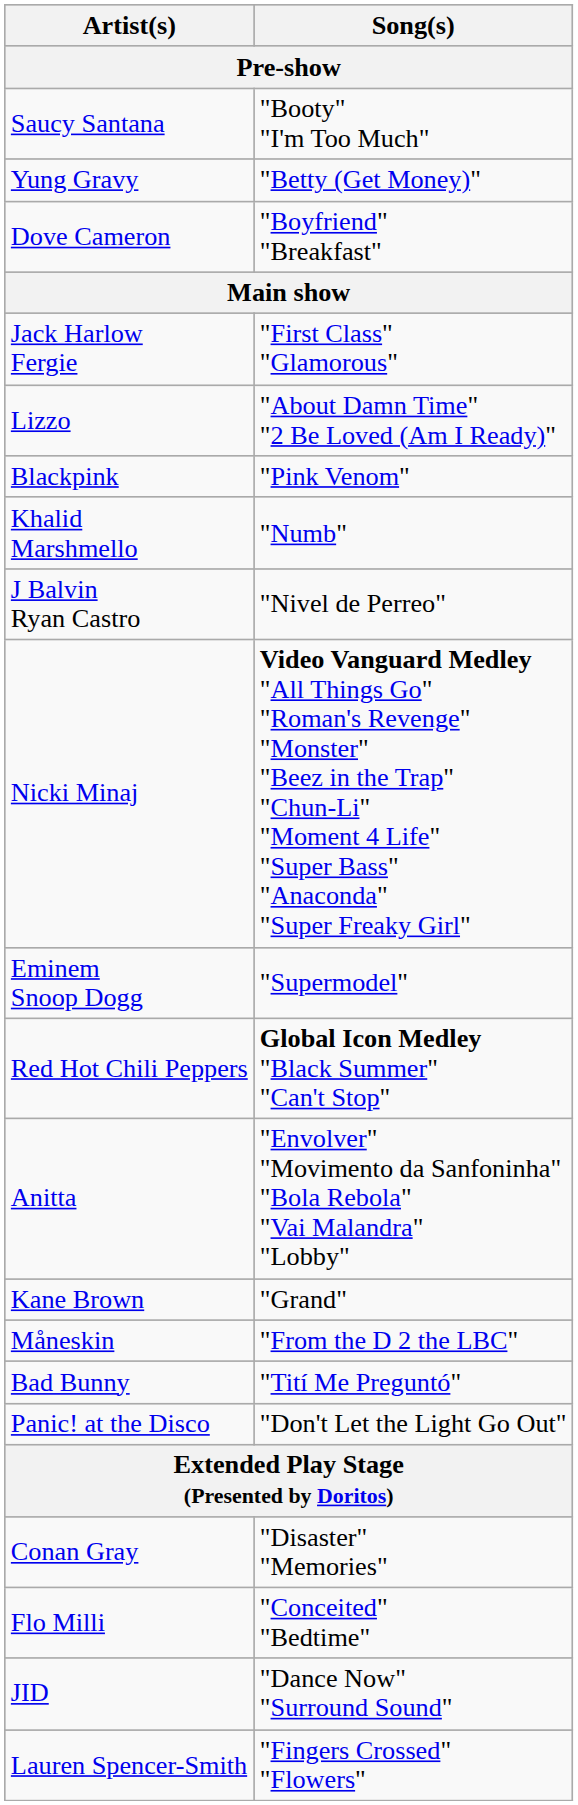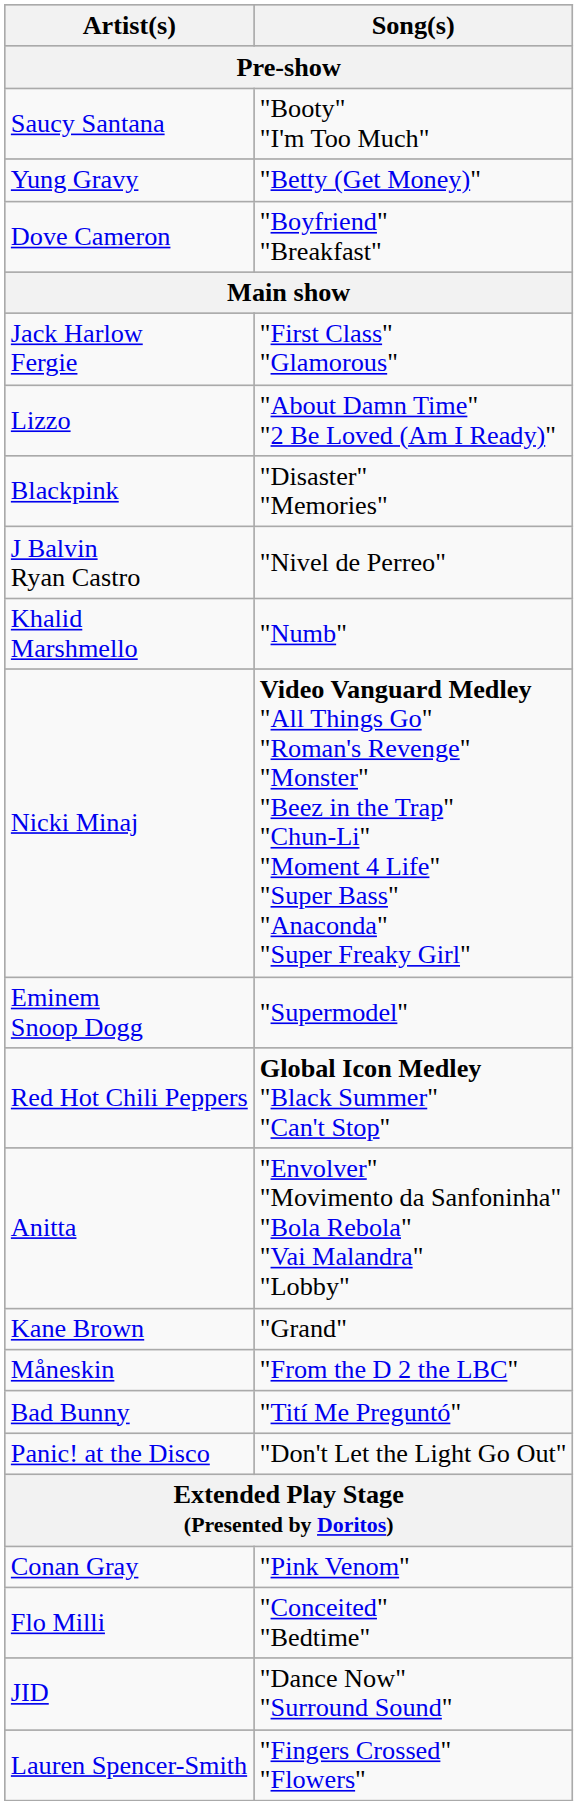(335, 476) "Pink Venom" -> (324, 491) "Disaster" "Memories"
rows swapped: (76, 603) <-> (74, 532)
(324, 1551) "Disaster" "Memories" -> (335, 1566) "Pink Venom"
